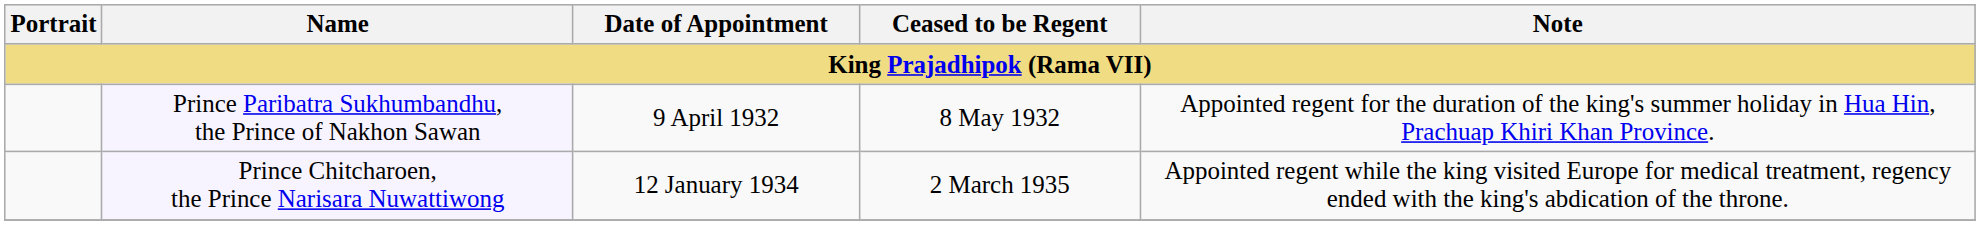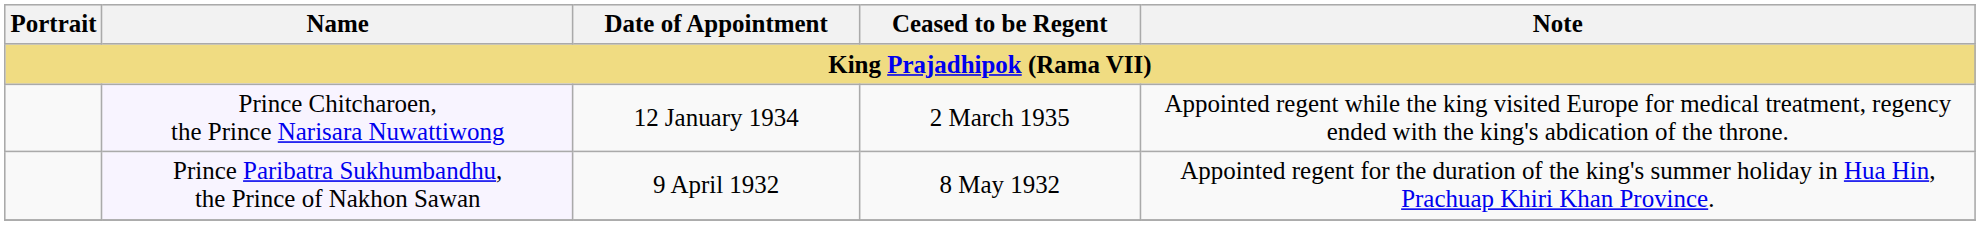rows swapped: (338, 117) <-> (338, 185)
